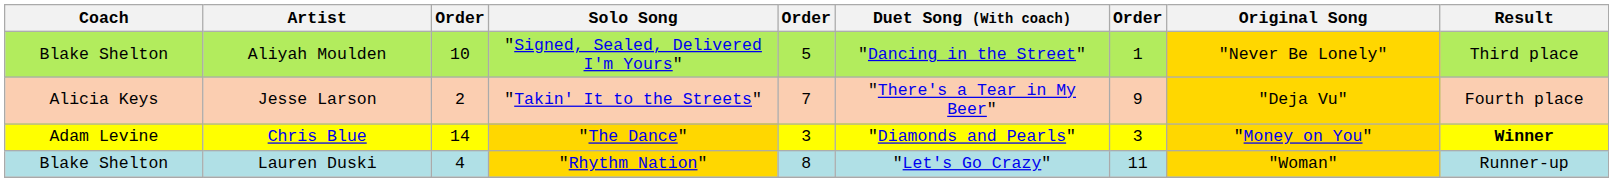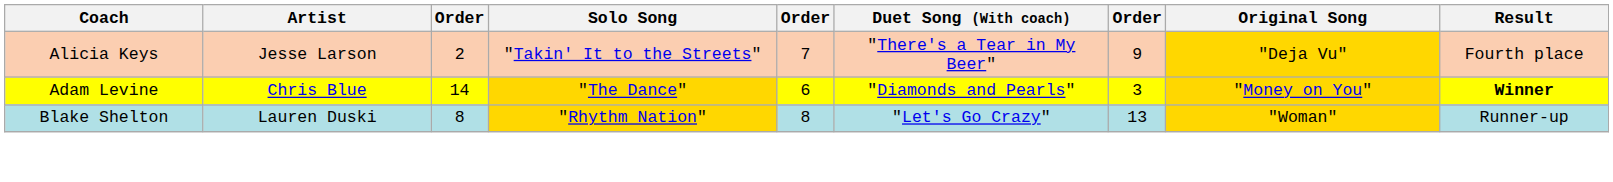- row: (317, 55)
(806, 137) 3 -> (805, 91) 6
(460, 164) 4 -> (460, 118) 8
(1138, 164) 11 -> (1137, 118) 13
